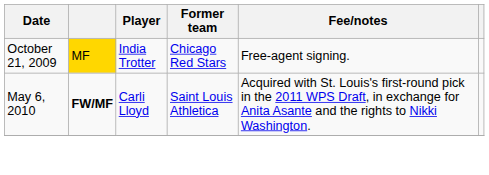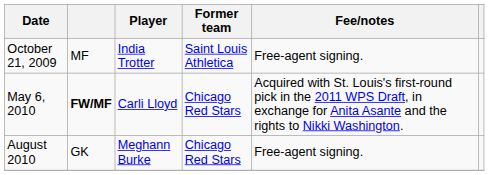(81, 55) gold background -> (80, 55) no background
(198, 55) Chicago Red Stars -> (216, 55) Saint Louis Athletica
(201, 104) Saint Louis Athletica -> (213, 104) Chicago Red Stars
+ row: (27, 152)
